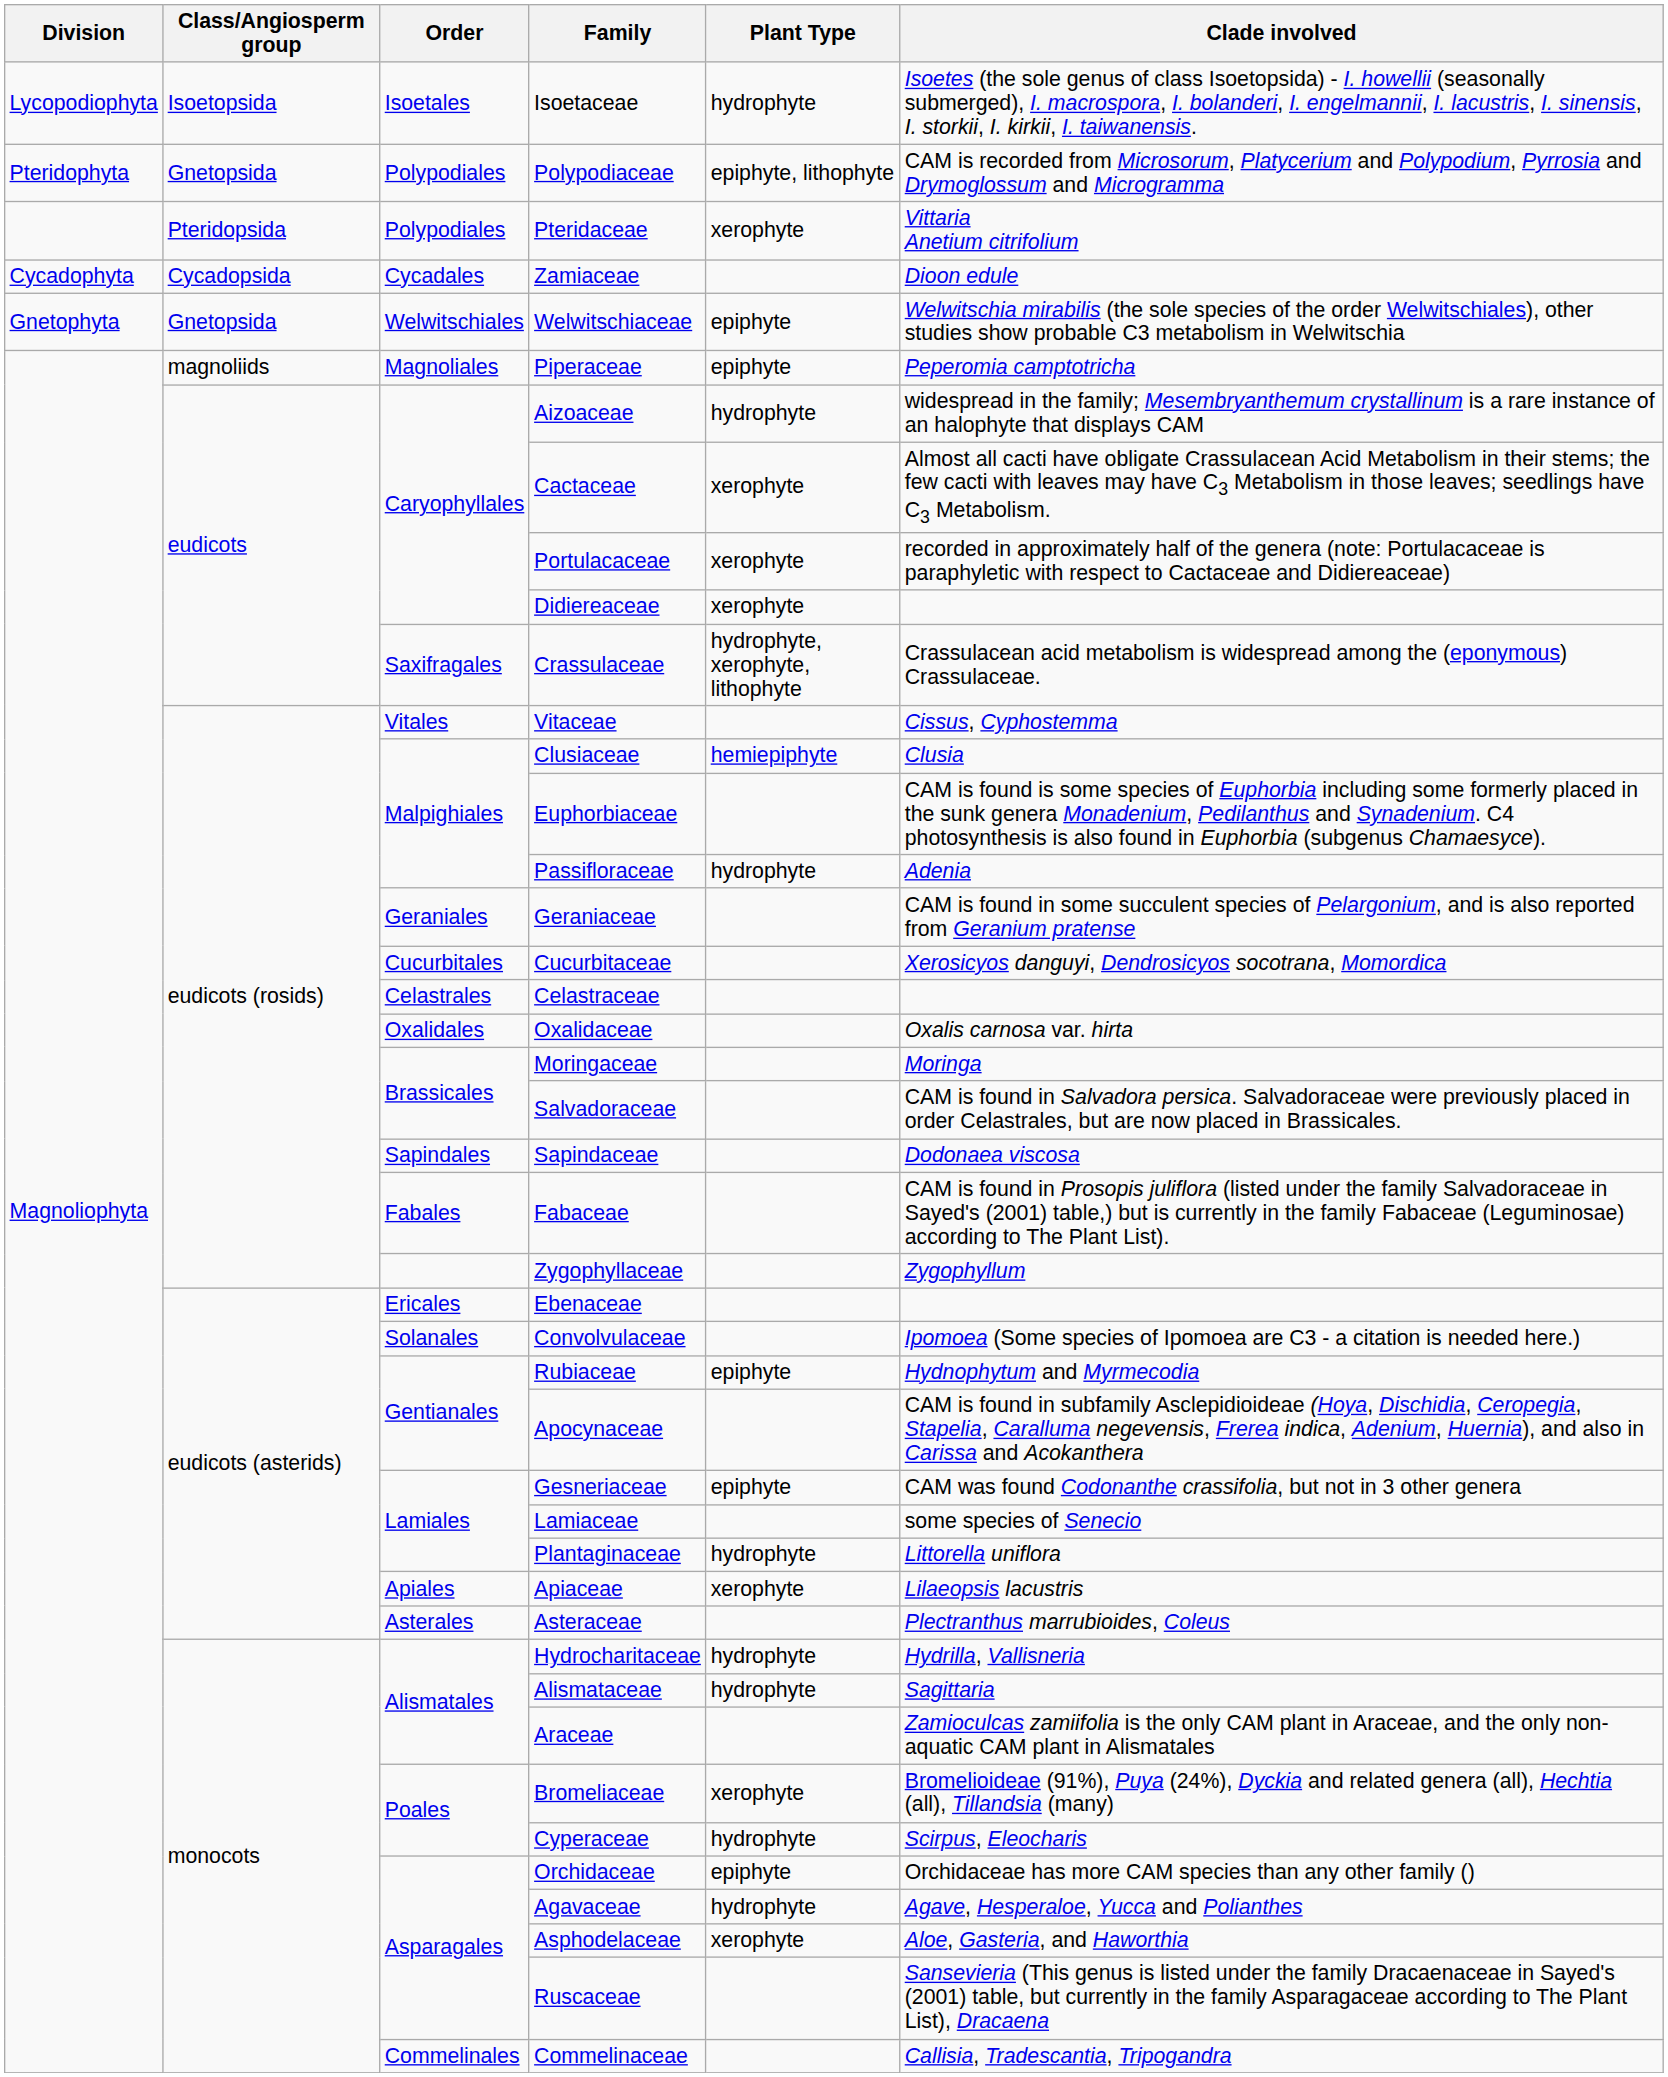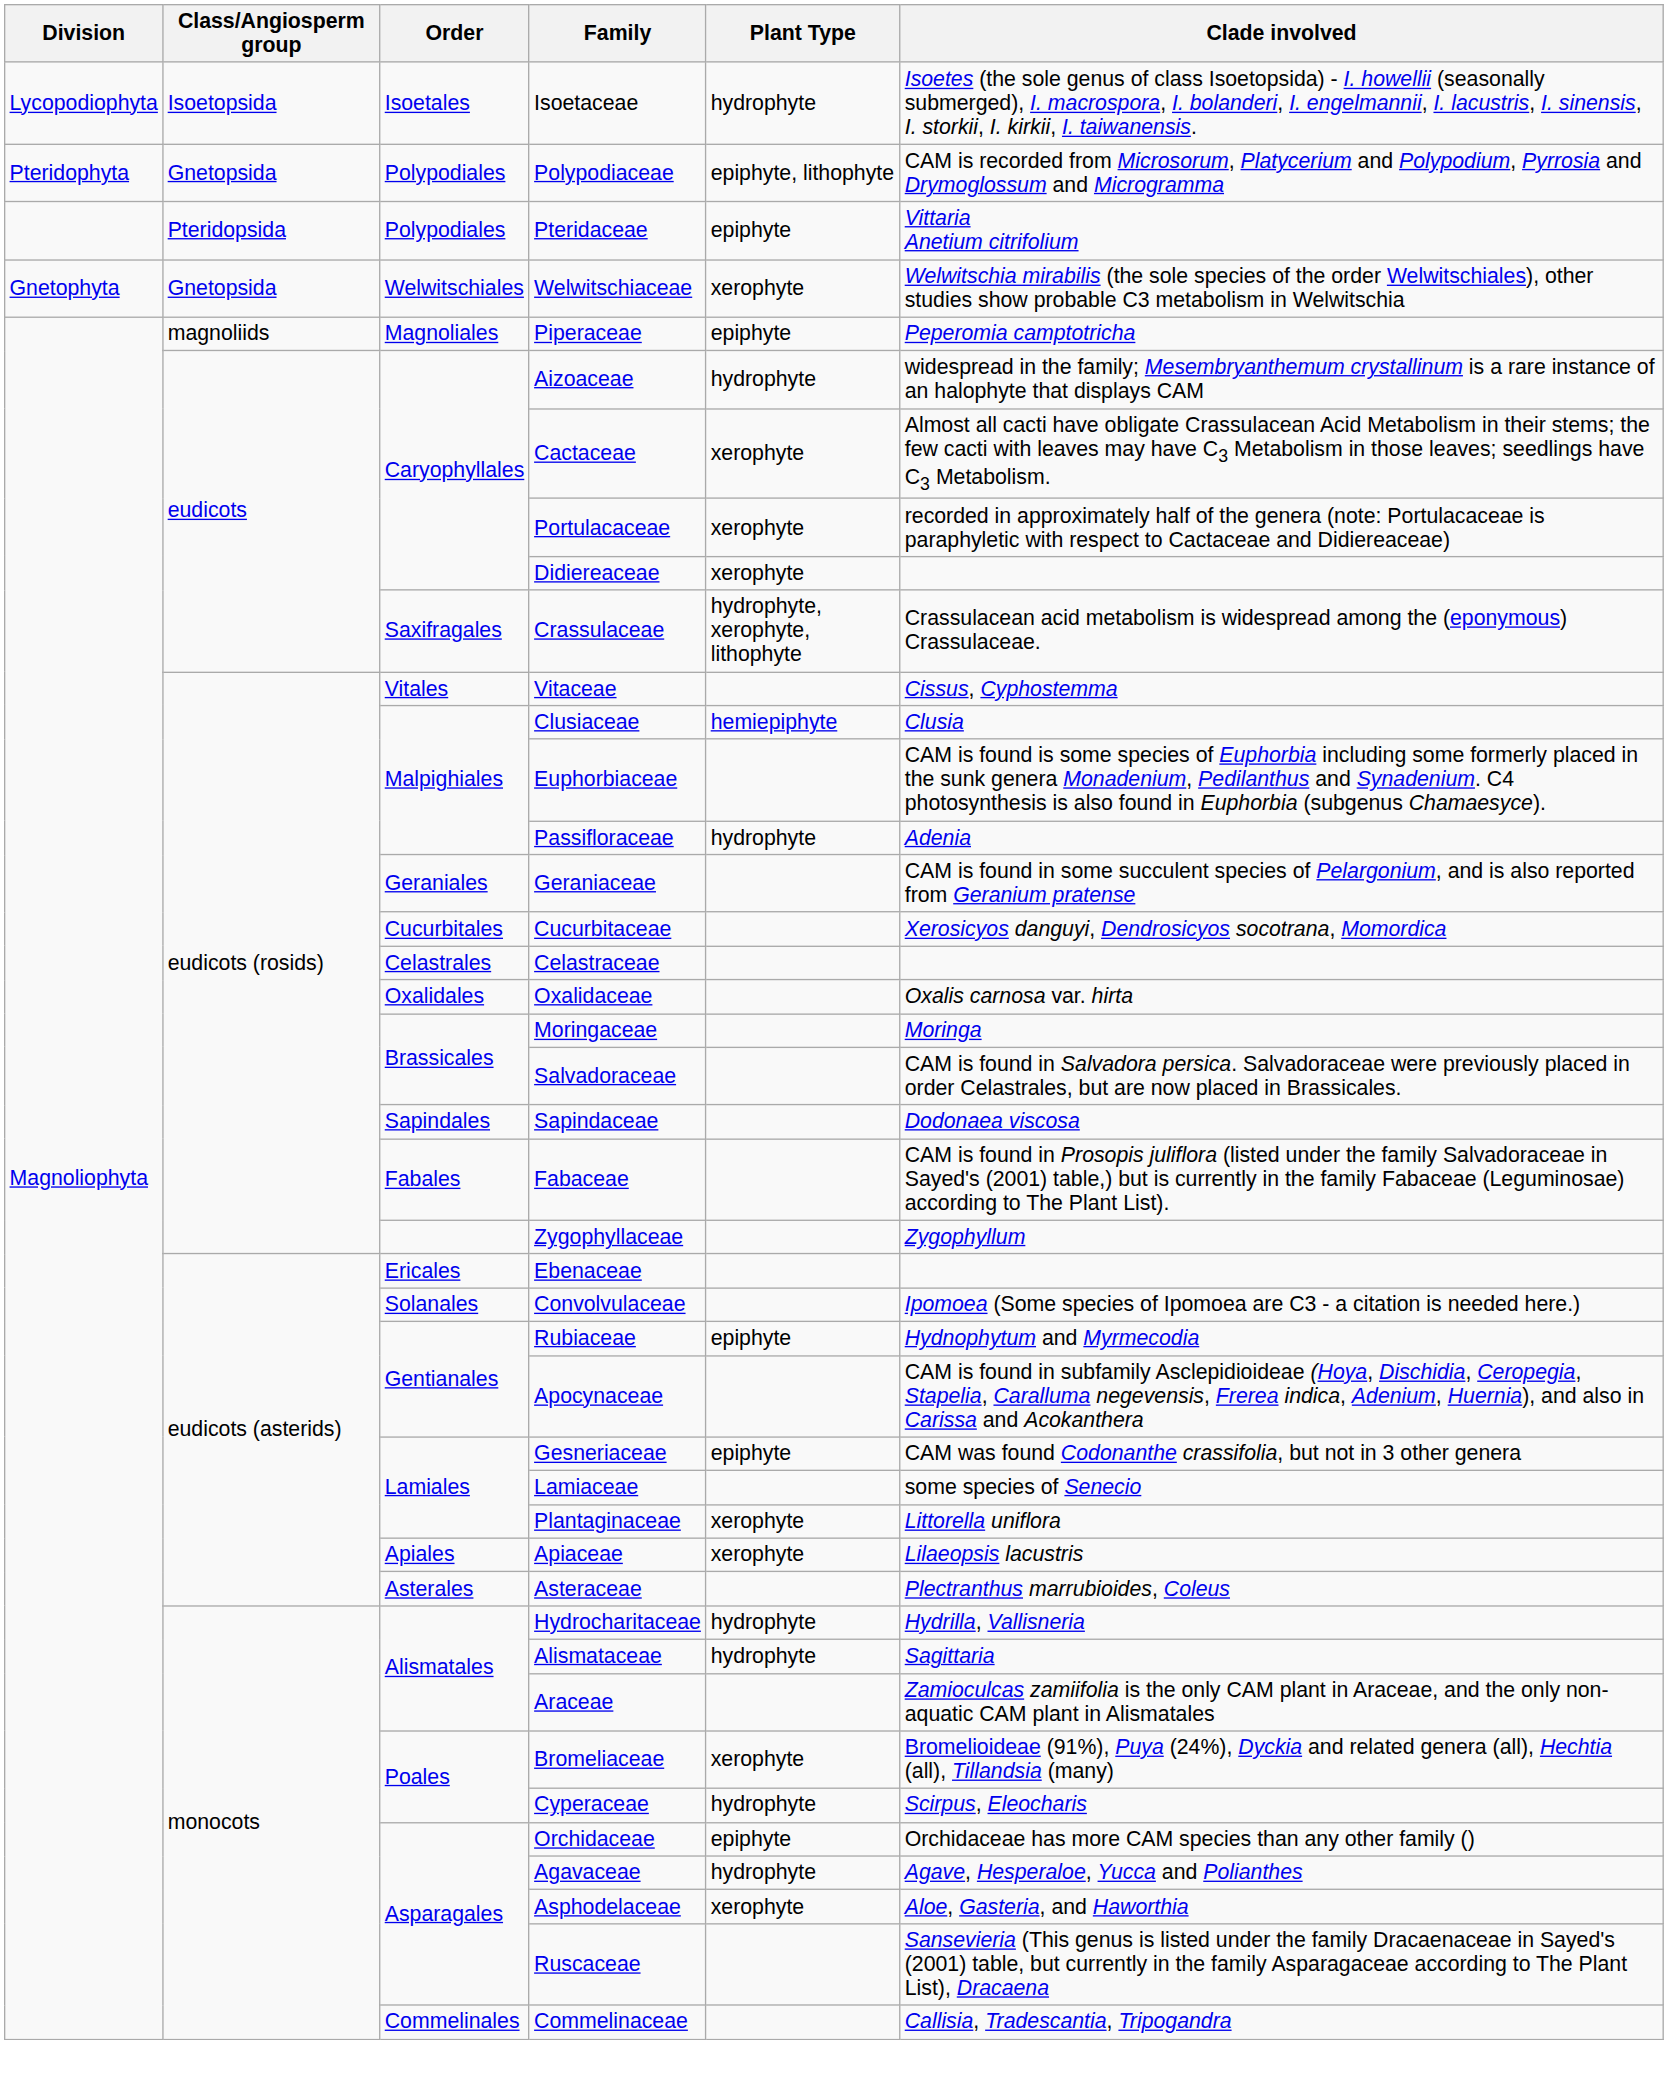(757, 230) xerophyte -> (751, 230) epiphyte
- row: (587, 276)
(751, 321) epiphyte -> (757, 288) xerophyte
(763, 1554) hydrophyte -> (757, 1521) xerophyte
